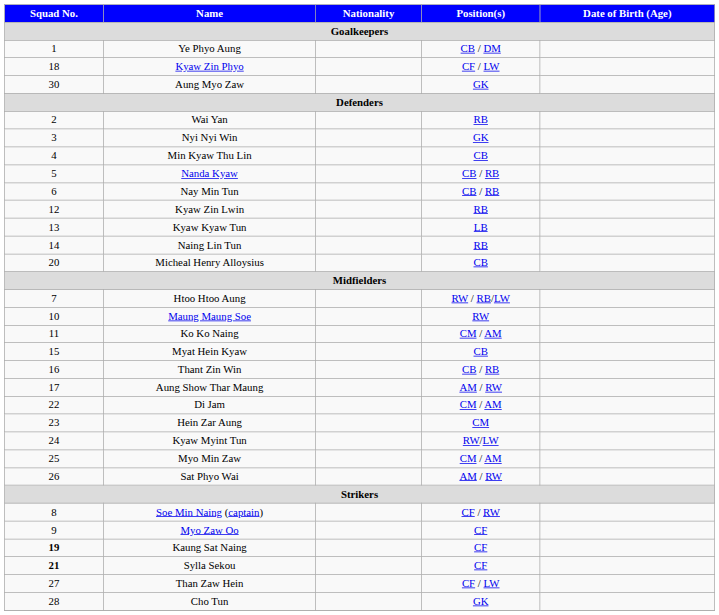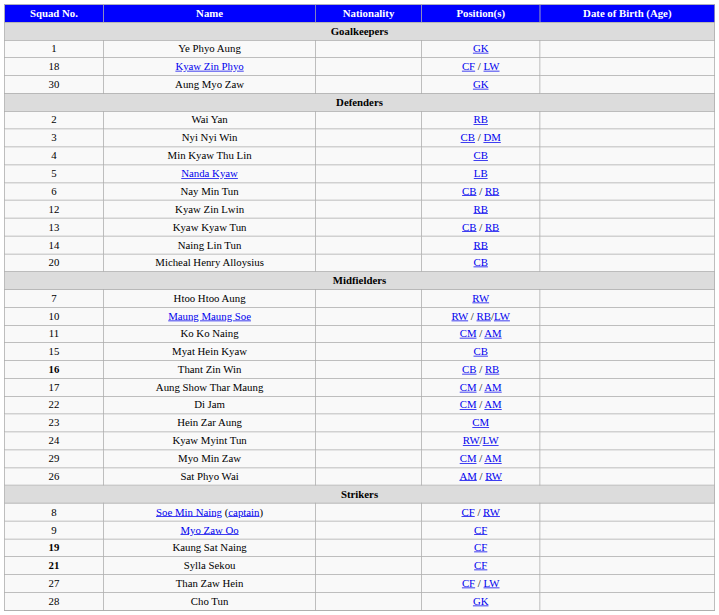(481, 49) CB / DM -> (481, 49) GK
(481, 138) GK -> (481, 138) CB / DM
(481, 174) CB / RB -> (481, 174) LB
(481, 227) LB -> (481, 227) CB / RB
(481, 298) RW / RB/LW -> (481, 298) RW
(481, 316) RW -> (481, 316) RW / RB/LW
(54, 370) normal -> (54, 370) bold
(481, 387) AM / RW -> (481, 387) CM / AM
(54, 459) 25 -> (54, 459) 29
